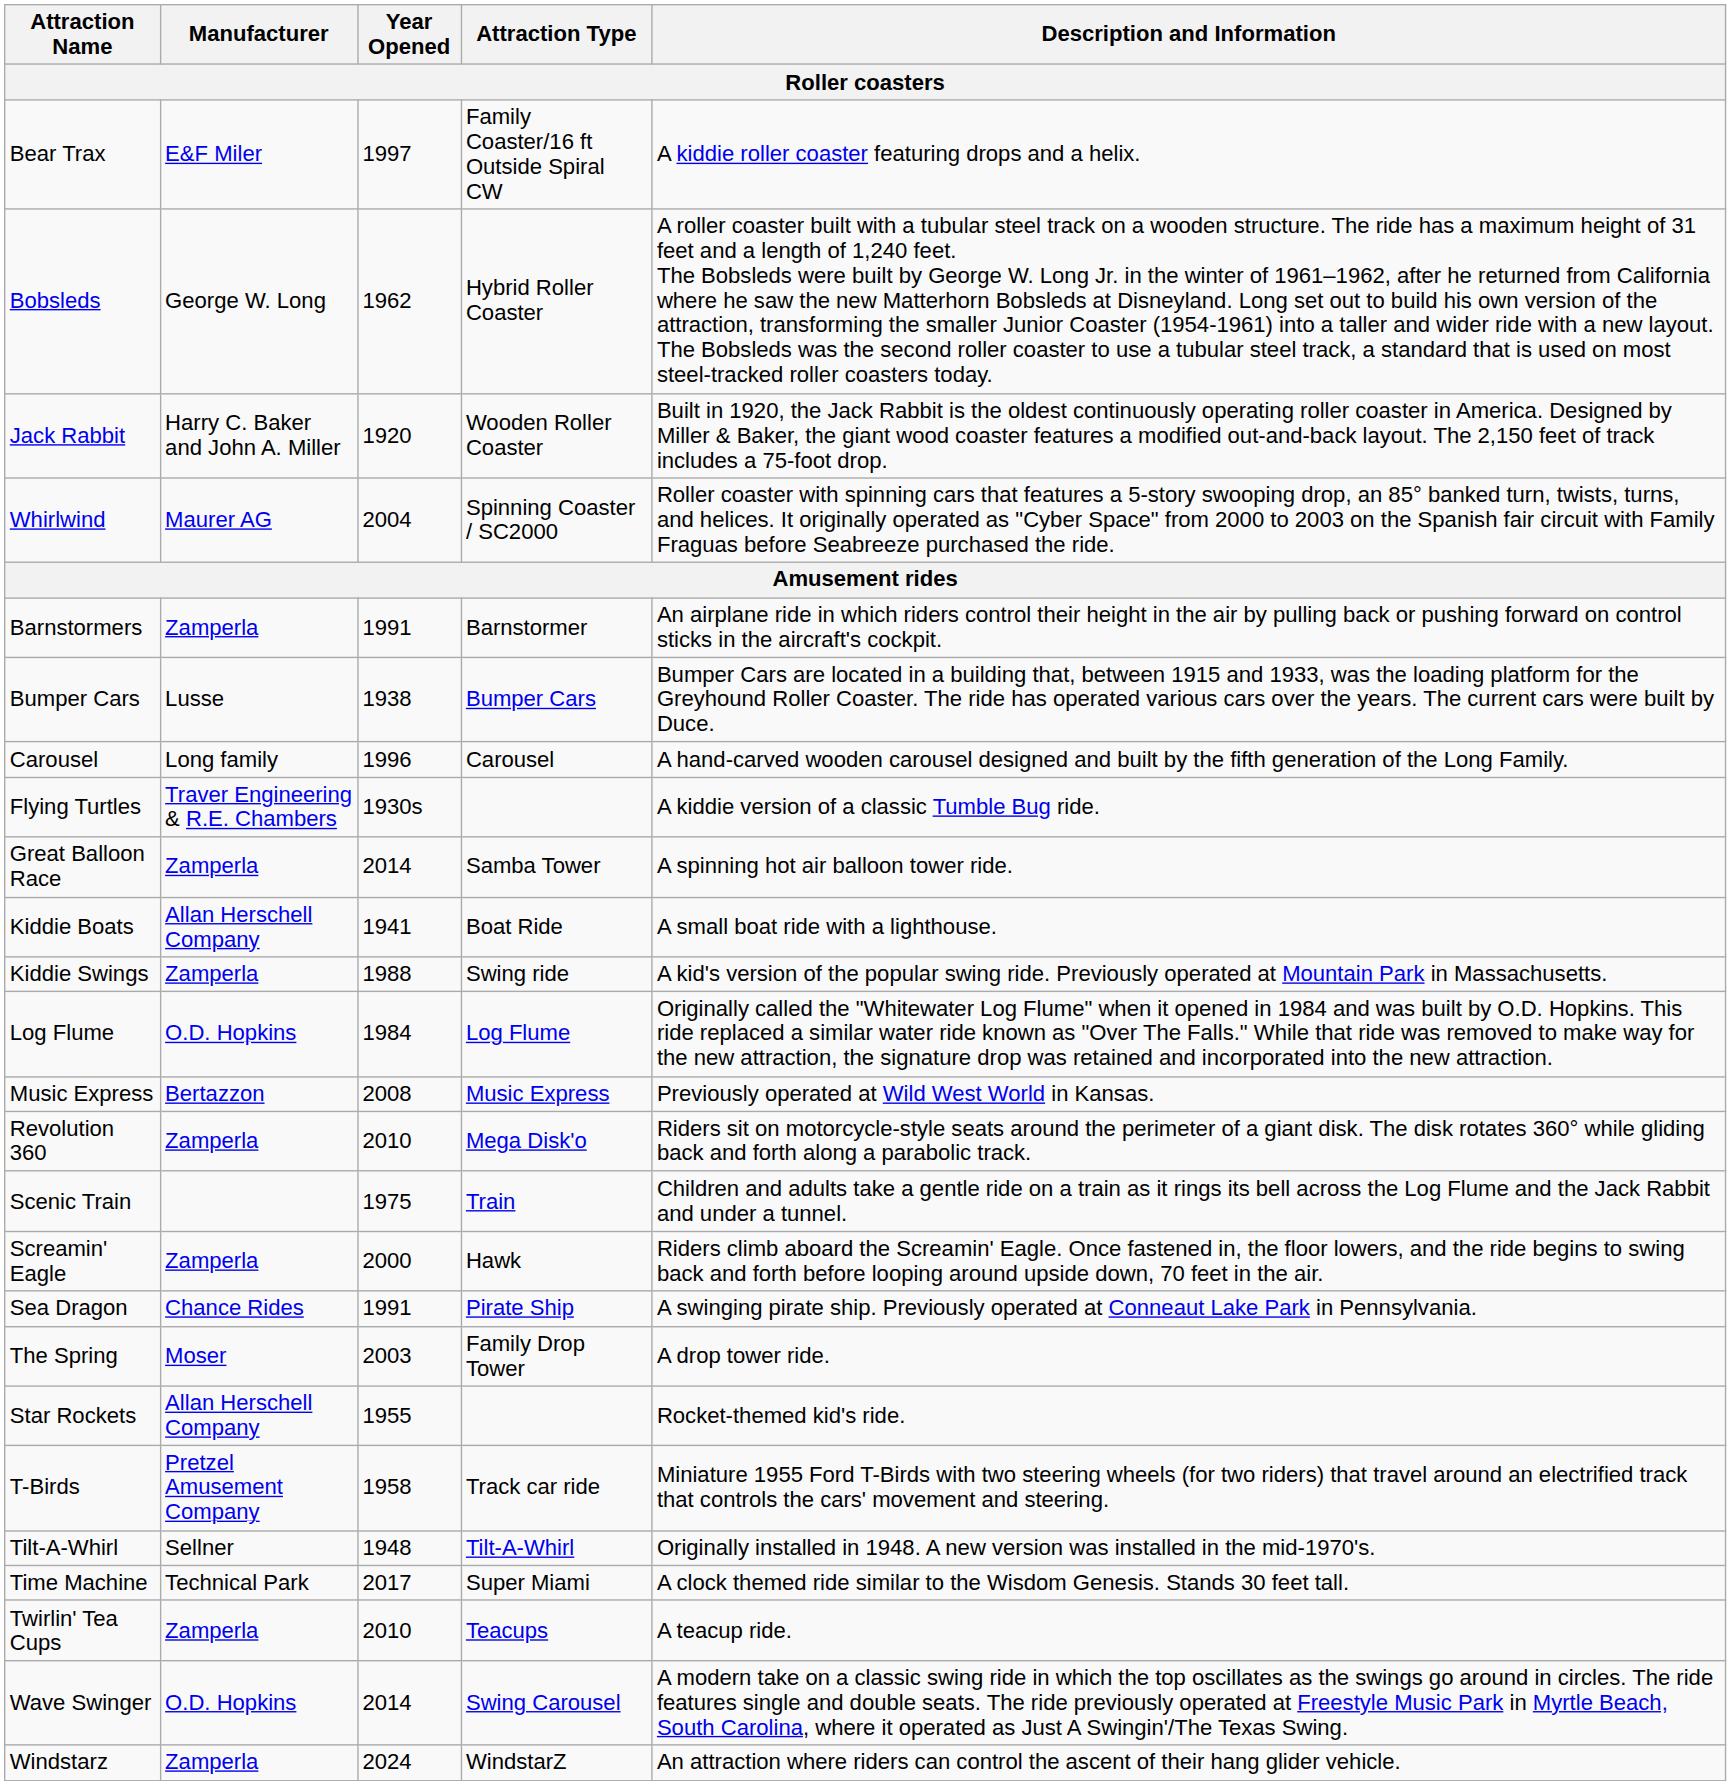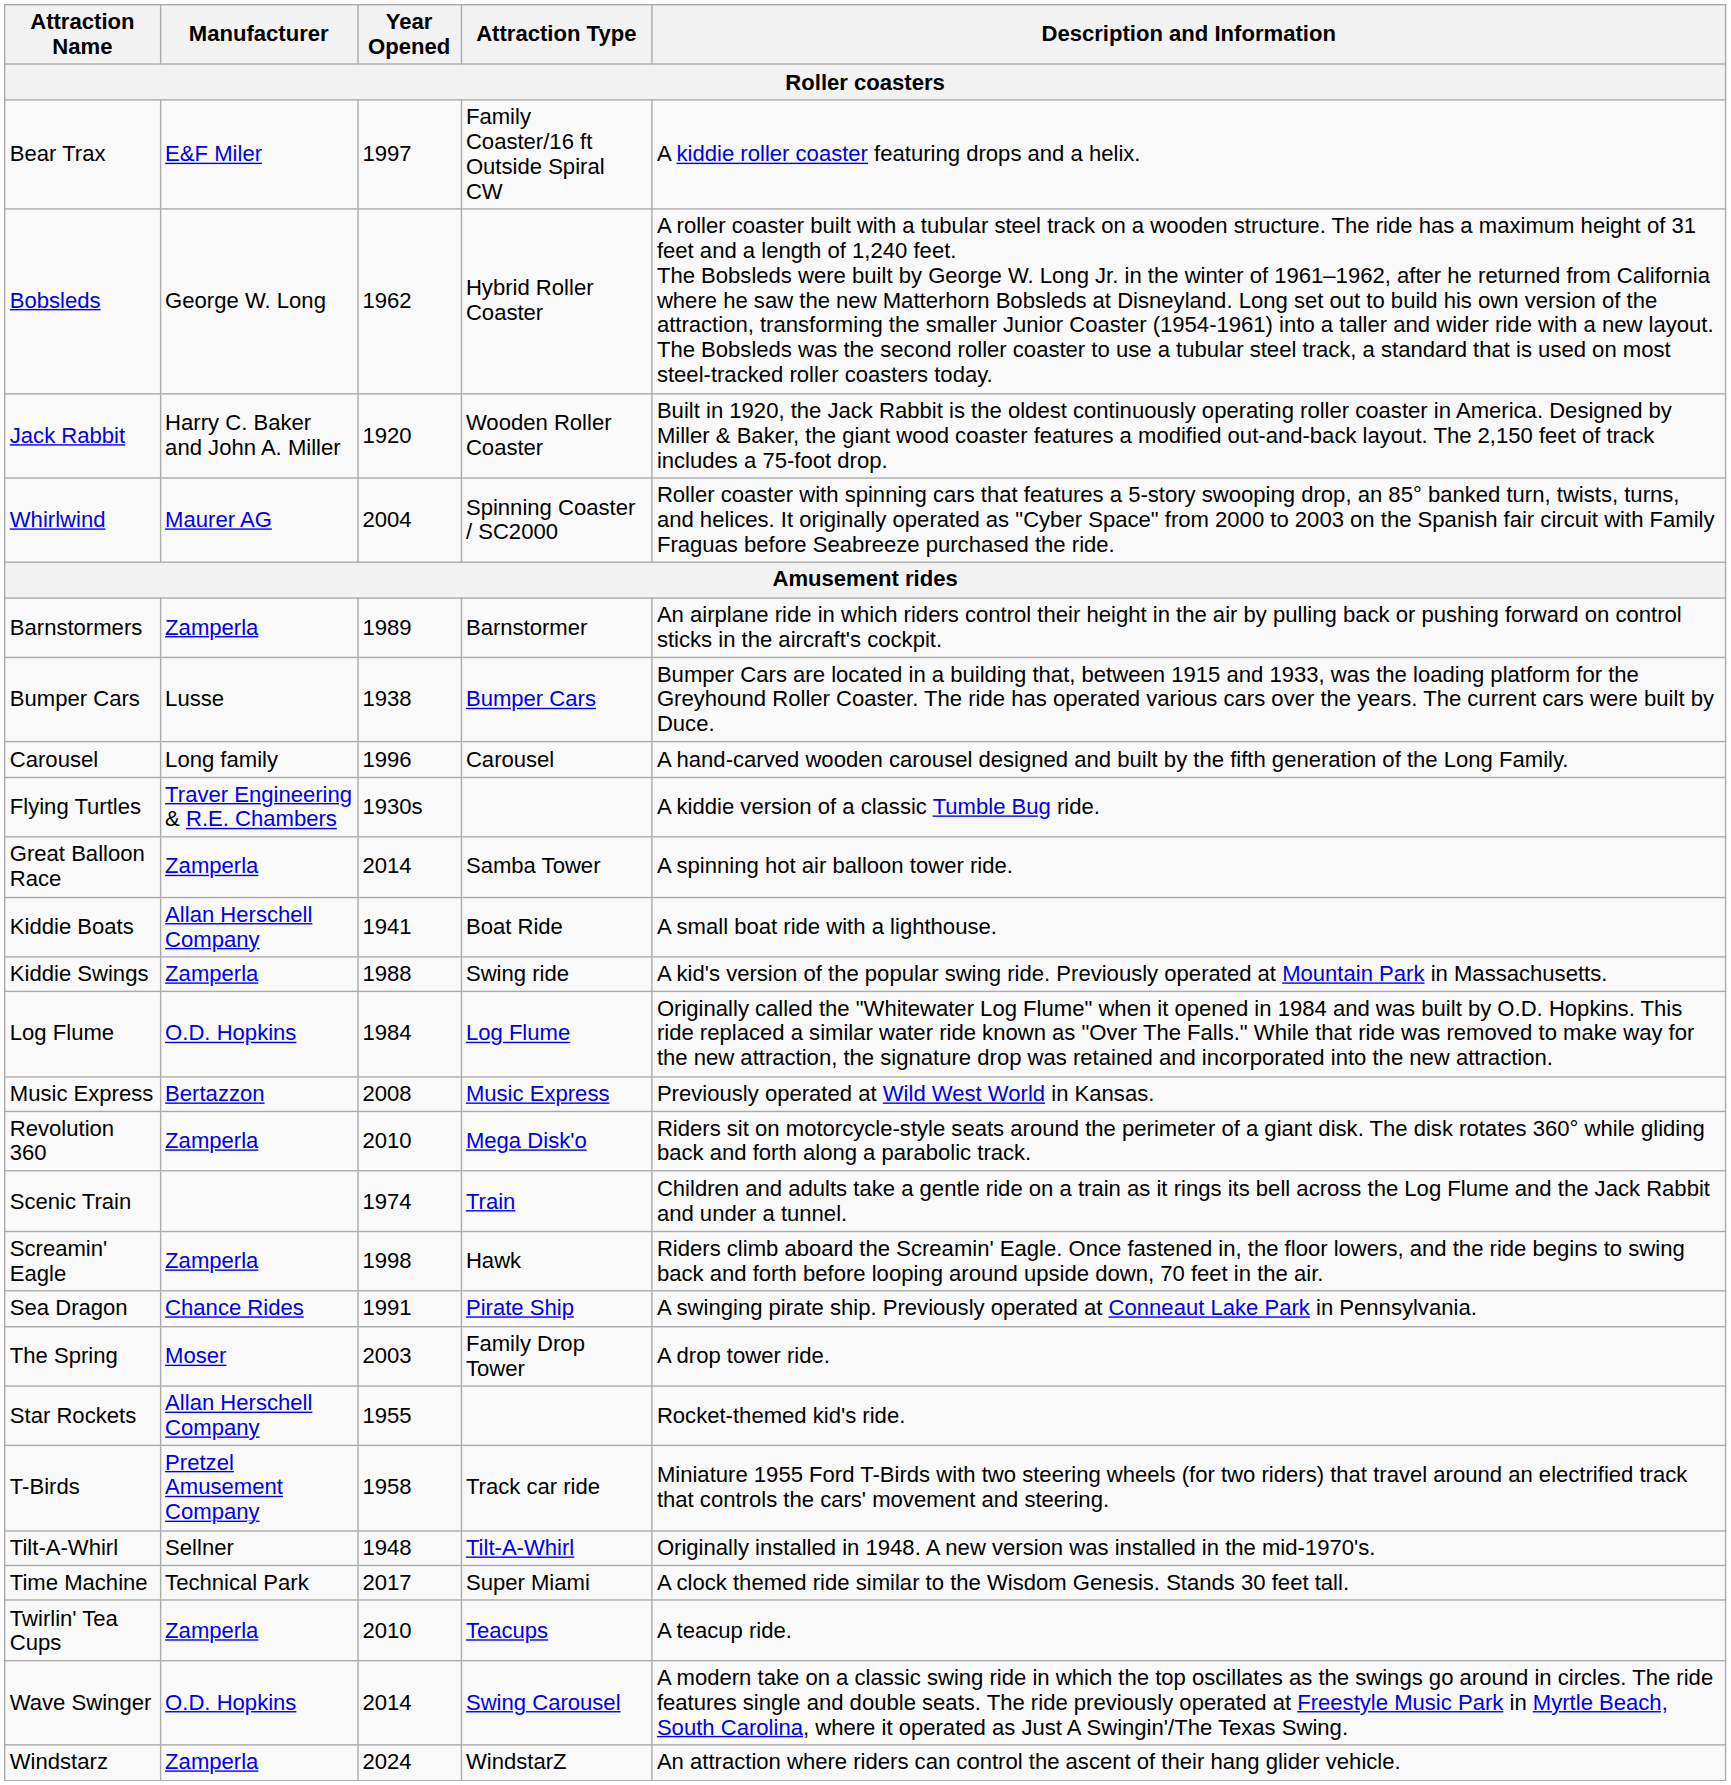(387, 627) 1991 -> (387, 627) 1989
(387, 1201) 1975 -> (387, 1201) 1974
(387, 1260) 2000 -> (387, 1260) 1998
